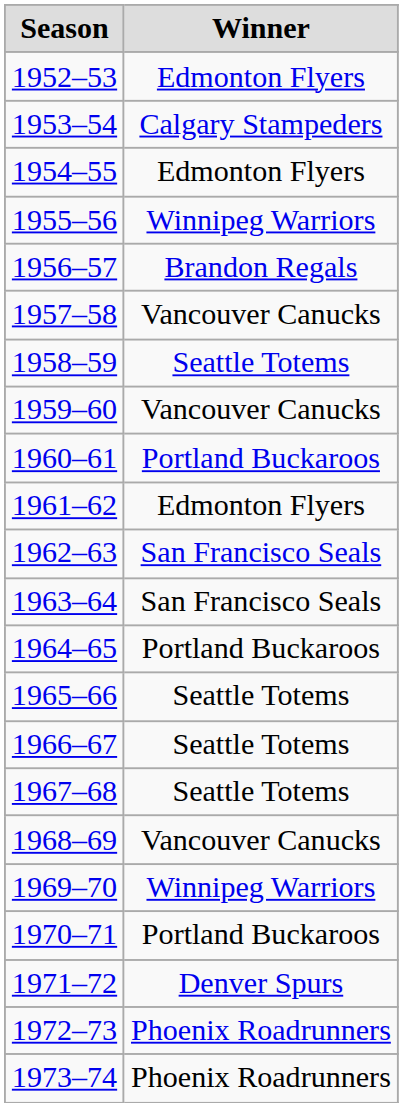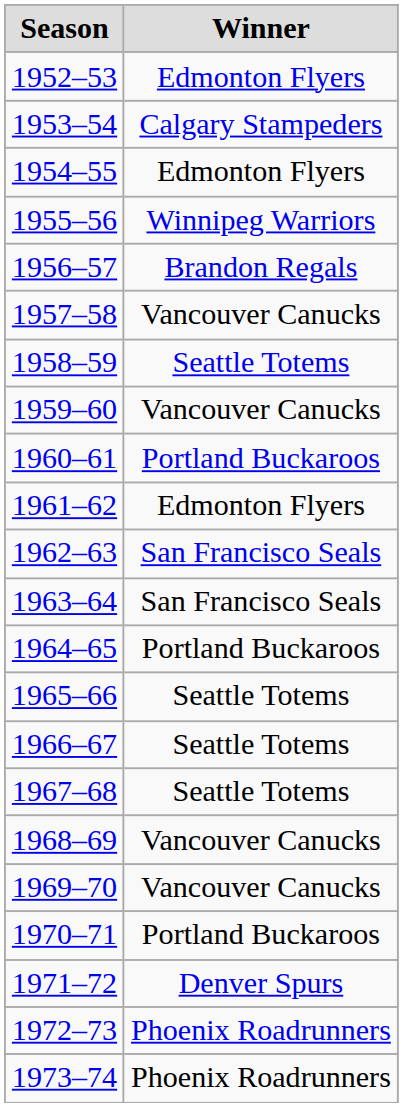(261, 887) Winnipeg Warriors -> (261, 887) Vancouver Canucks
